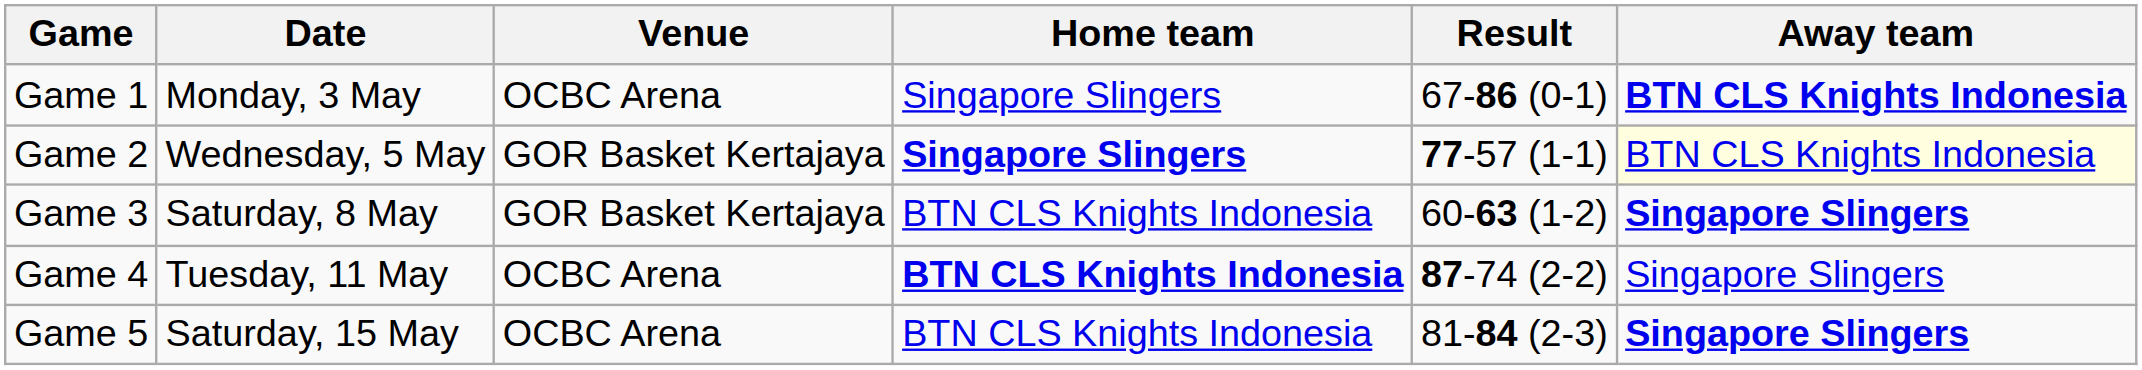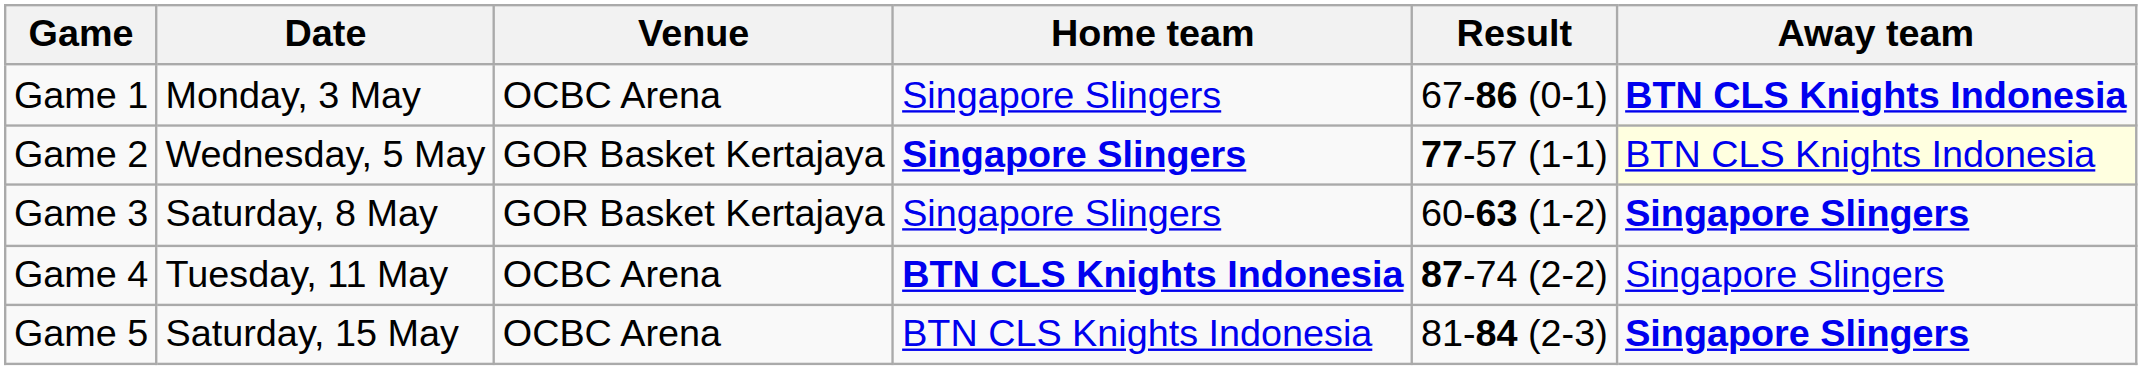(1137, 214) BTN CLS Knights Indonesia -> (1062, 214) Singapore Slingers
